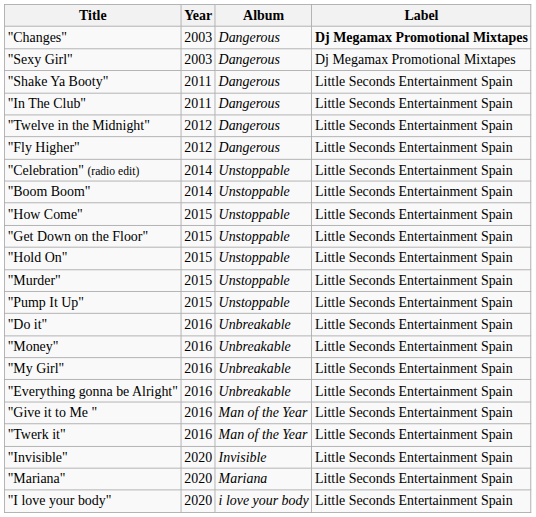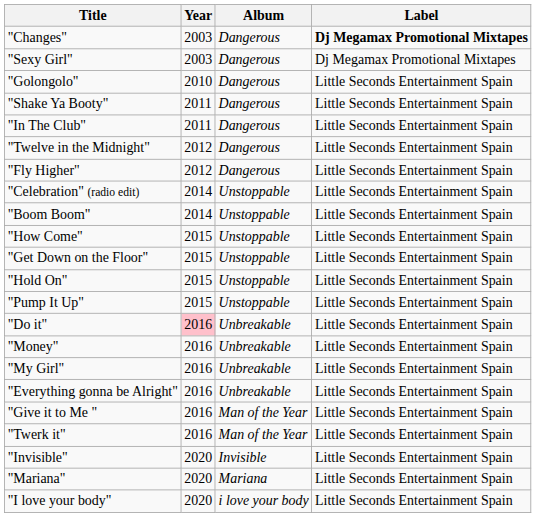+ row: (43, 81)
- row: (34, 280)
(198, 324) no background -> (198, 324) pink background
